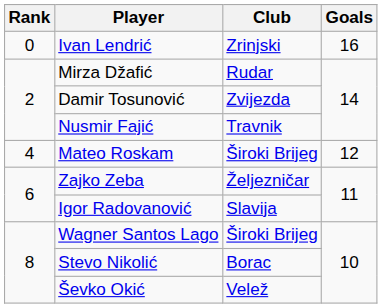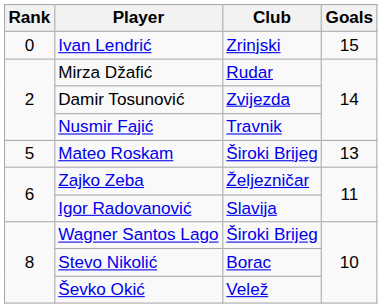(349, 45) 16 -> (349, 45) 15
(29, 153) 4 -> (29, 153) 5
(349, 153) 12 -> (349, 153) 13
